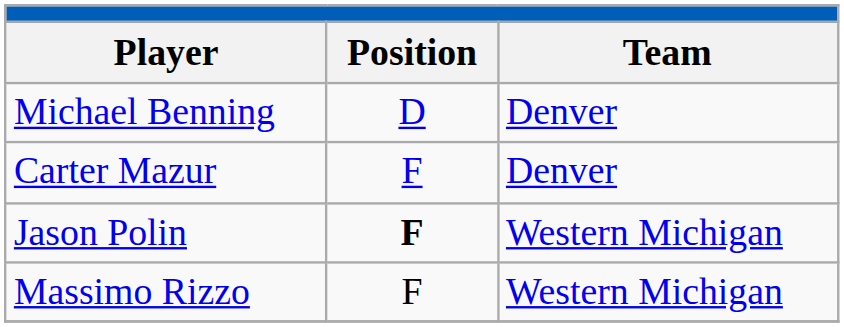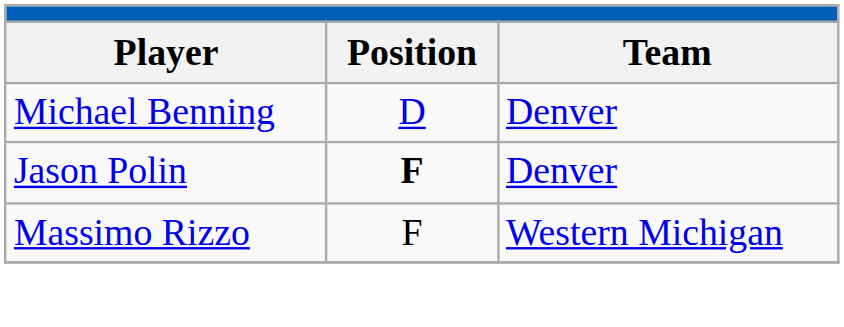- row: (115, 171)
(644, 231) Western Michigan -> (562, 171) Denver
